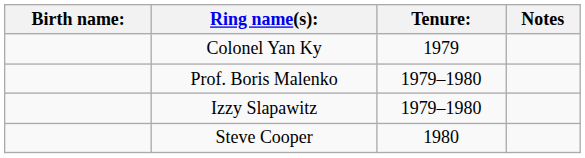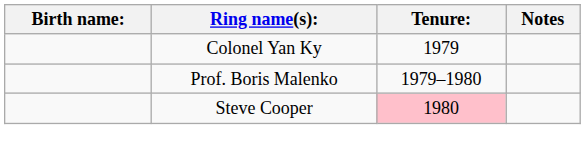- row: (264, 107)
(441, 137) no background -> (441, 107) pink background
